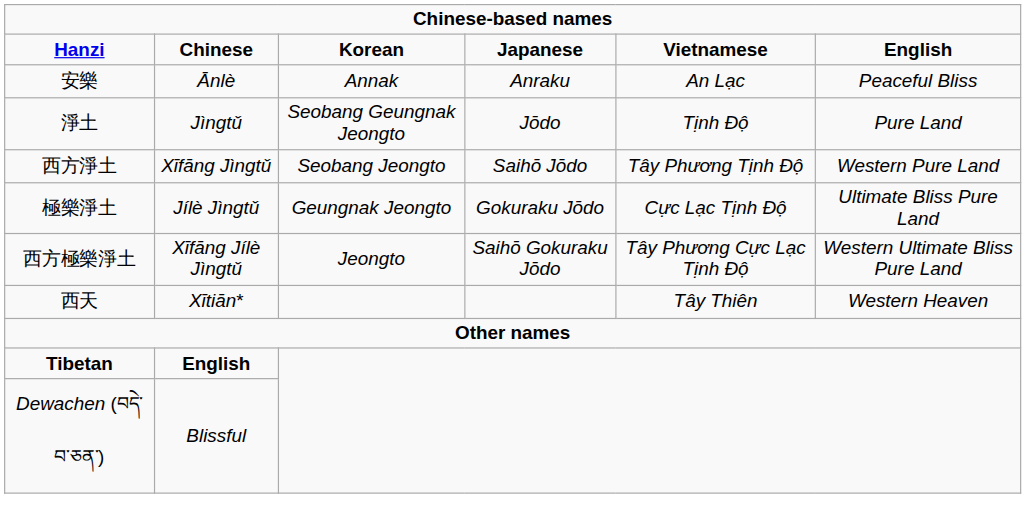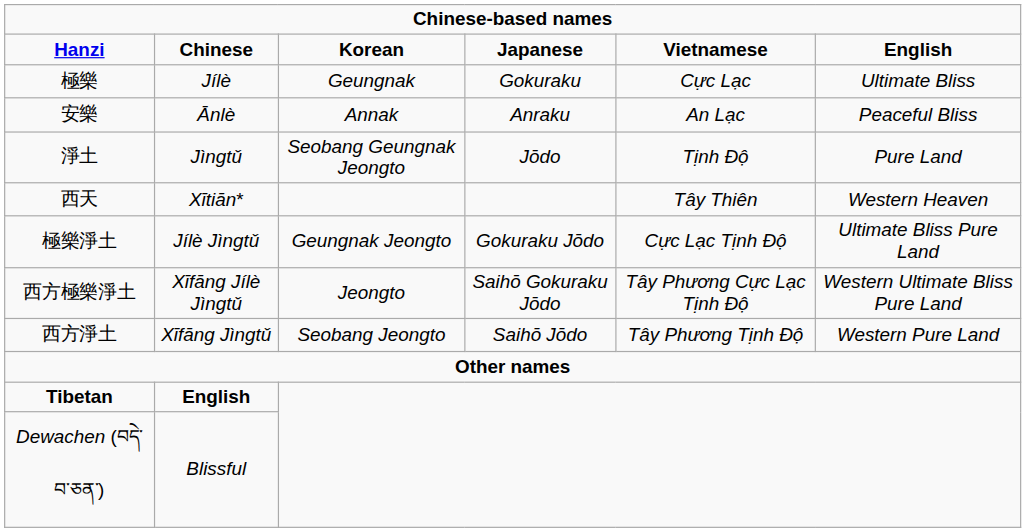+ row: (79, 80)
rows swapped: (79, 165) <-> (79, 301)
